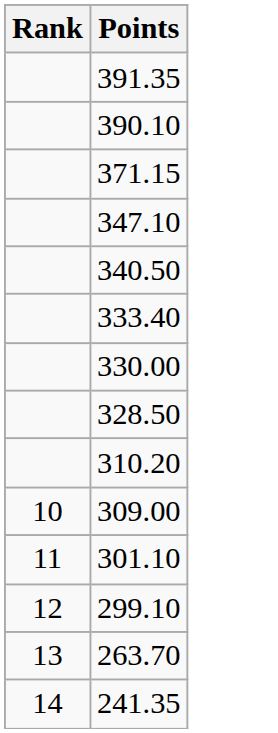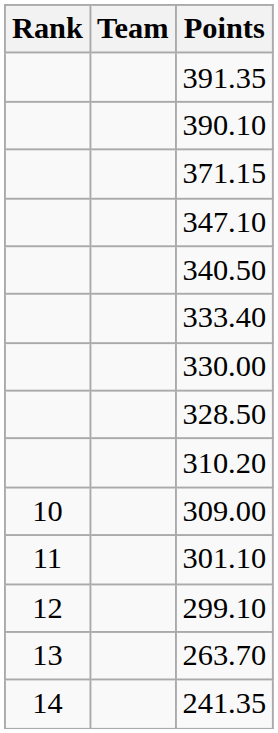+ column: (133, 28)
